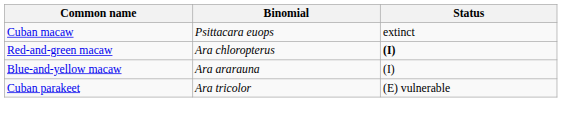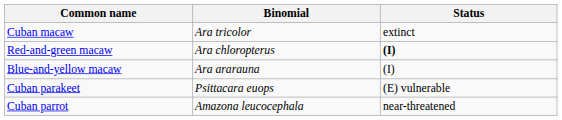(234, 32) Psittacara euops -> (223, 32) Ara tricolor
(223, 87) Ara tricolor -> (234, 87) Psittacara euops
+ row: (38, 106)
